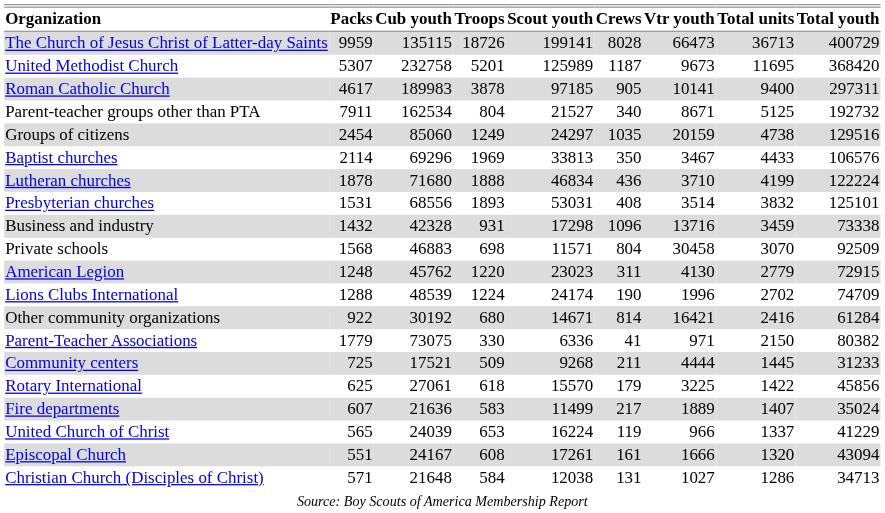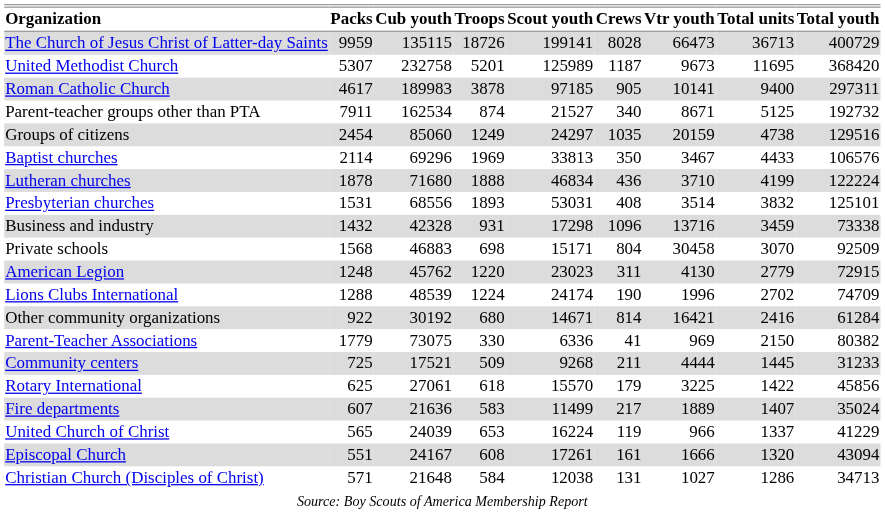(492, 111) 804 -> (492, 111) 874
(572, 248) 11571 -> (572, 248) 15171
(702, 340) 971 -> (702, 340) 969
